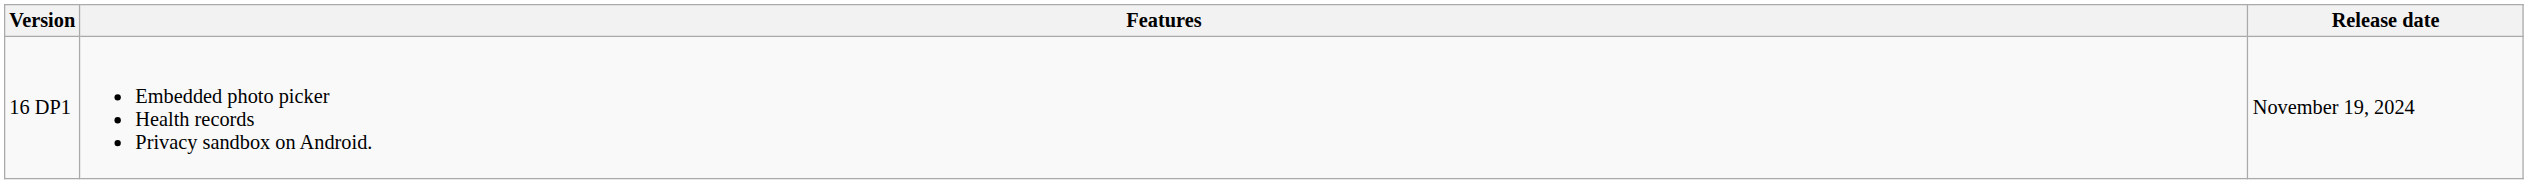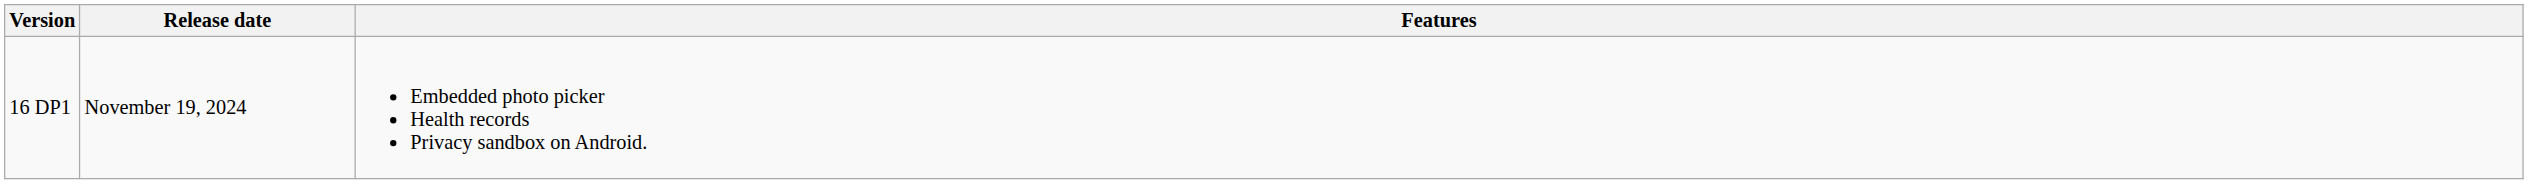columns swapped: (2386, 20) <-> (1164, 20)
